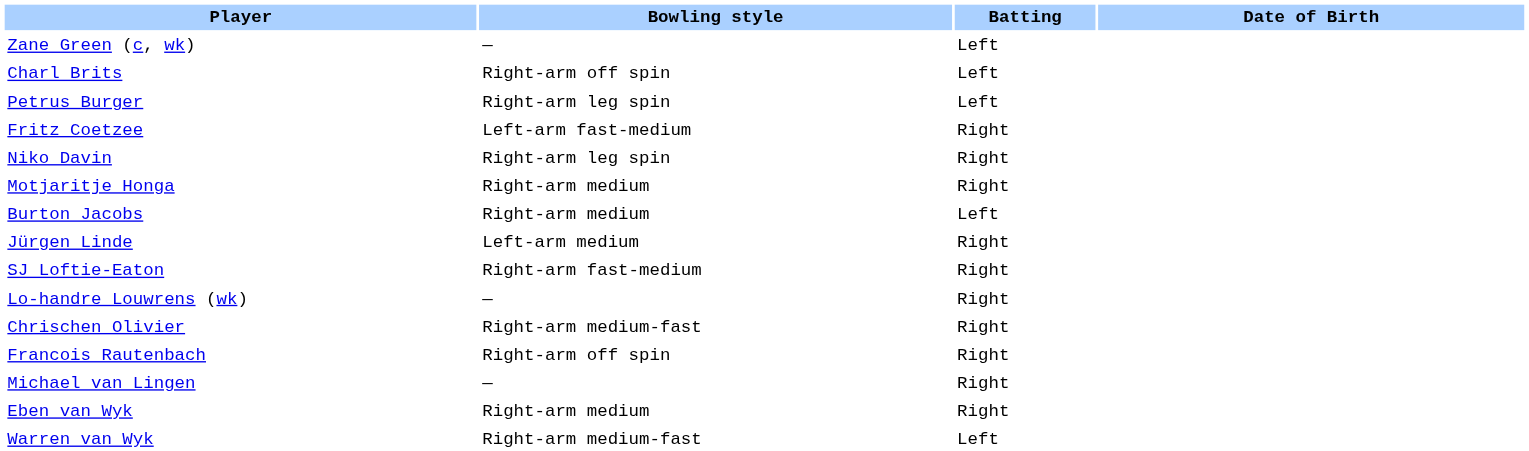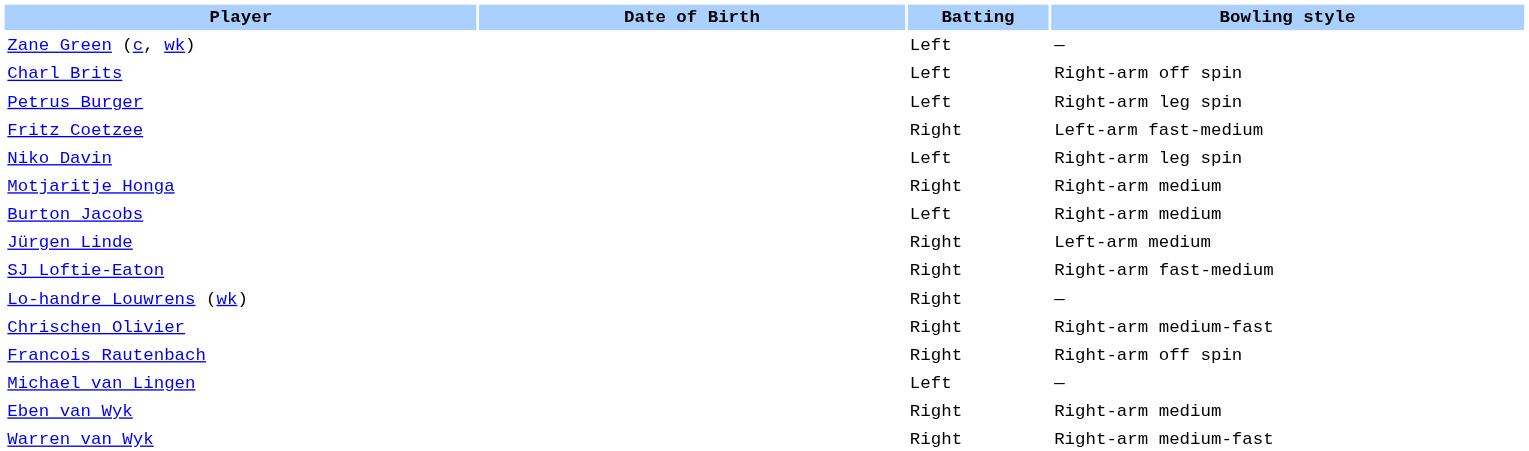columns swapped: (1311, 17) <-> (716, 17)
(983, 158) Right -> (931, 158) Left
(983, 383) Right -> (931, 383) Left
(978, 440) Left -> (936, 440) Right
